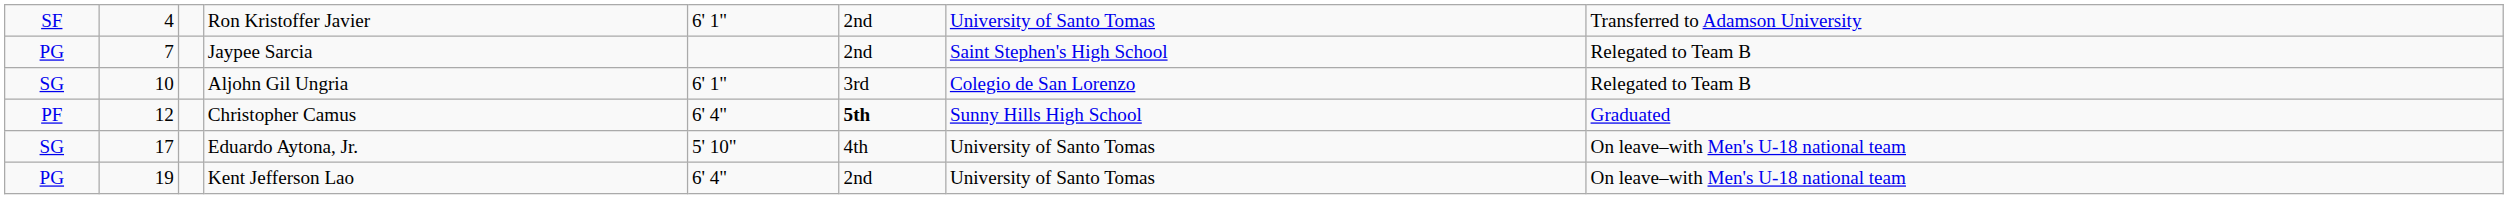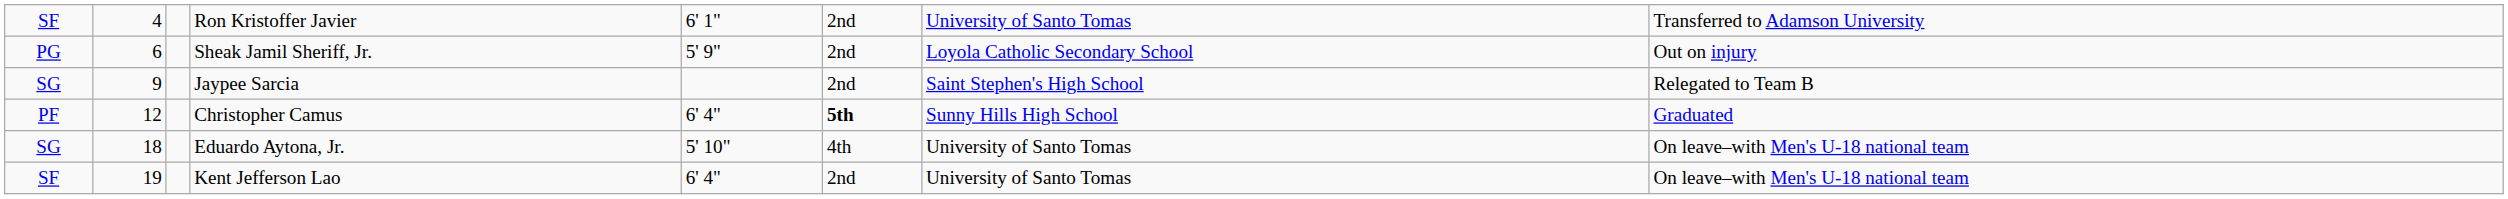+ row: (283, 52)
(52, 52) PG -> (49, 83) SG
(169, 52) 7 -> (157, 83) 9
- row: (278, 83)
(164, 146) 17 -> (152, 146) 18
(52, 178) PG -> (49, 178) SF
